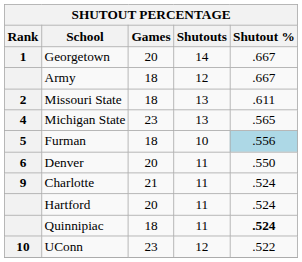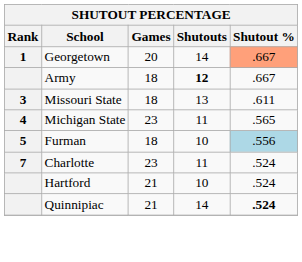(264, 57) no background -> (264, 57) lightsalmon background
(202, 78) normal -> (202, 78) bold
(23, 99) 2 -> (23, 99) 3
(202, 120) 13 -> (202, 120) 11
- row: (64, 162)
(23, 183) 9 -> (23, 162) 7
(151, 183) 21 -> (151, 162) 23
(151, 204) 20 -> (151, 183) 21
(202, 204) 11 -> (202, 183) 10
(151, 225) 18 -> (151, 204) 21
(202, 225) 11 -> (202, 204) 14
- row: (64, 246)
